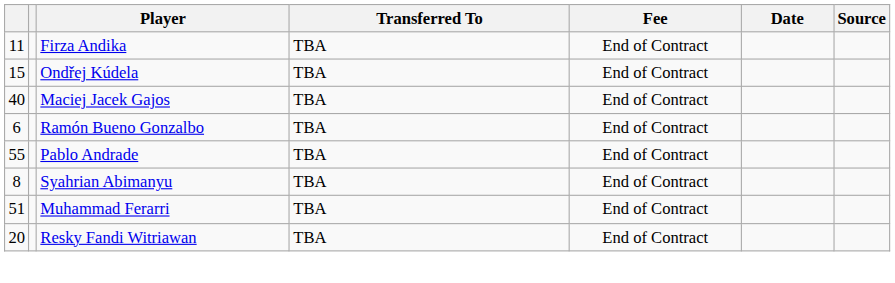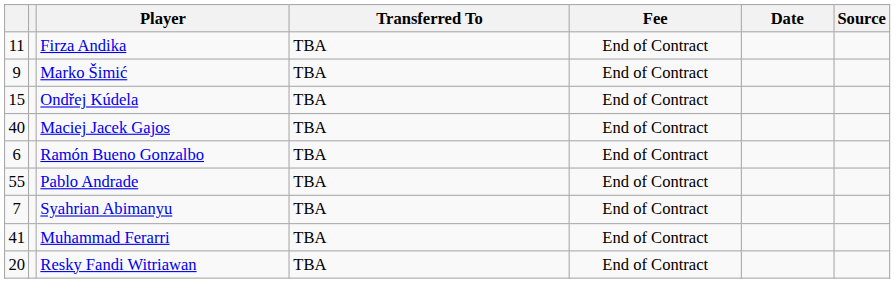+ row: (84, 72)
(17, 182) 8 -> (17, 209) 7
(17, 209) 51 -> (17, 236) 41
